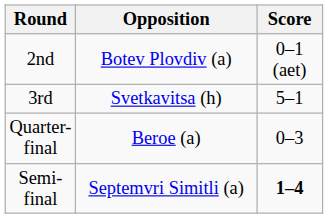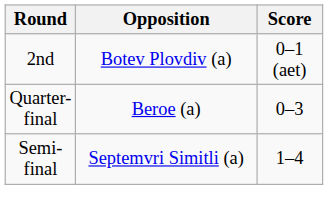- row: (40, 98)
(290, 187) bold -> (290, 158) normal
